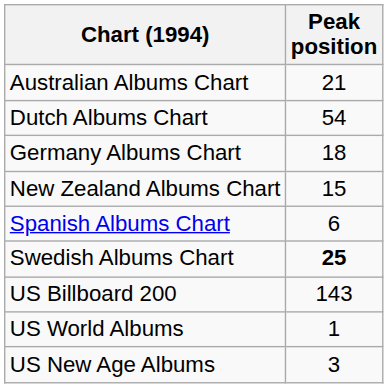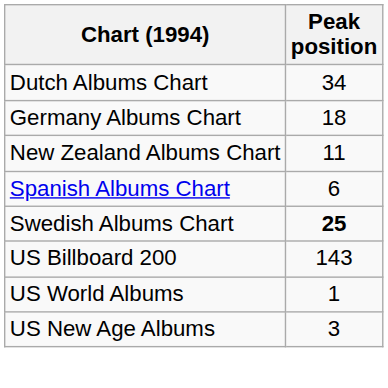- row: (129, 82)
(334, 117) 54 -> (334, 82) 34
(334, 188) 15 -> (334, 152) 11
